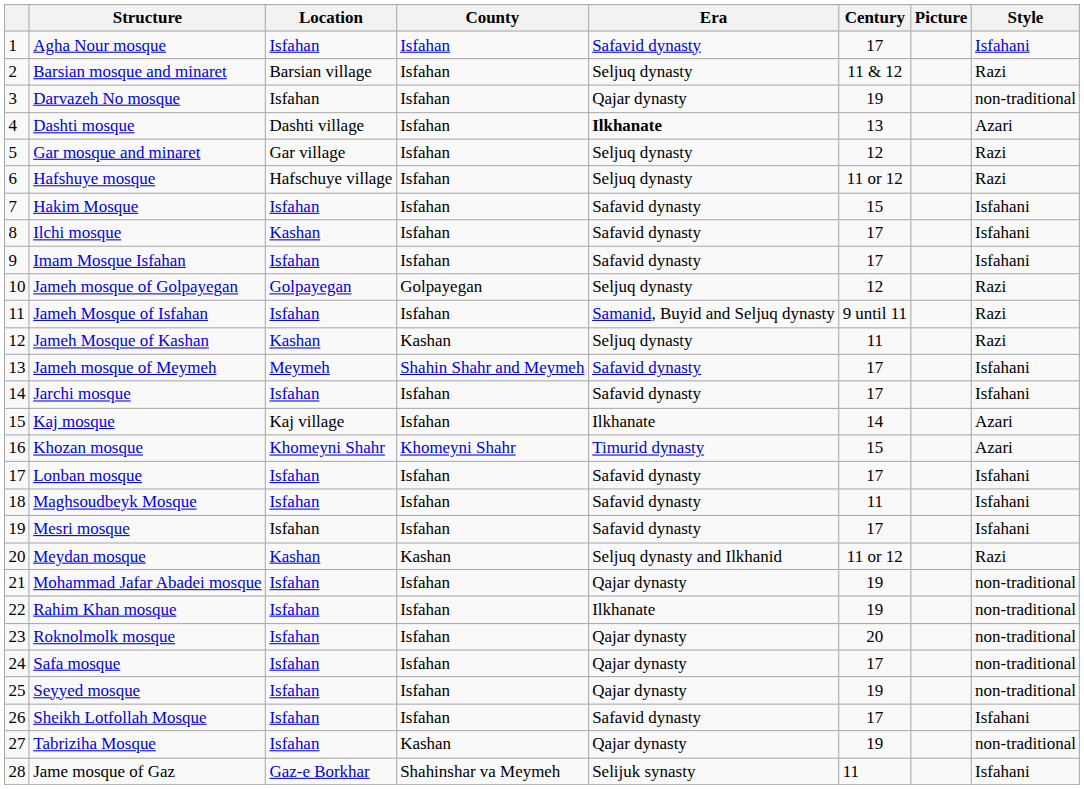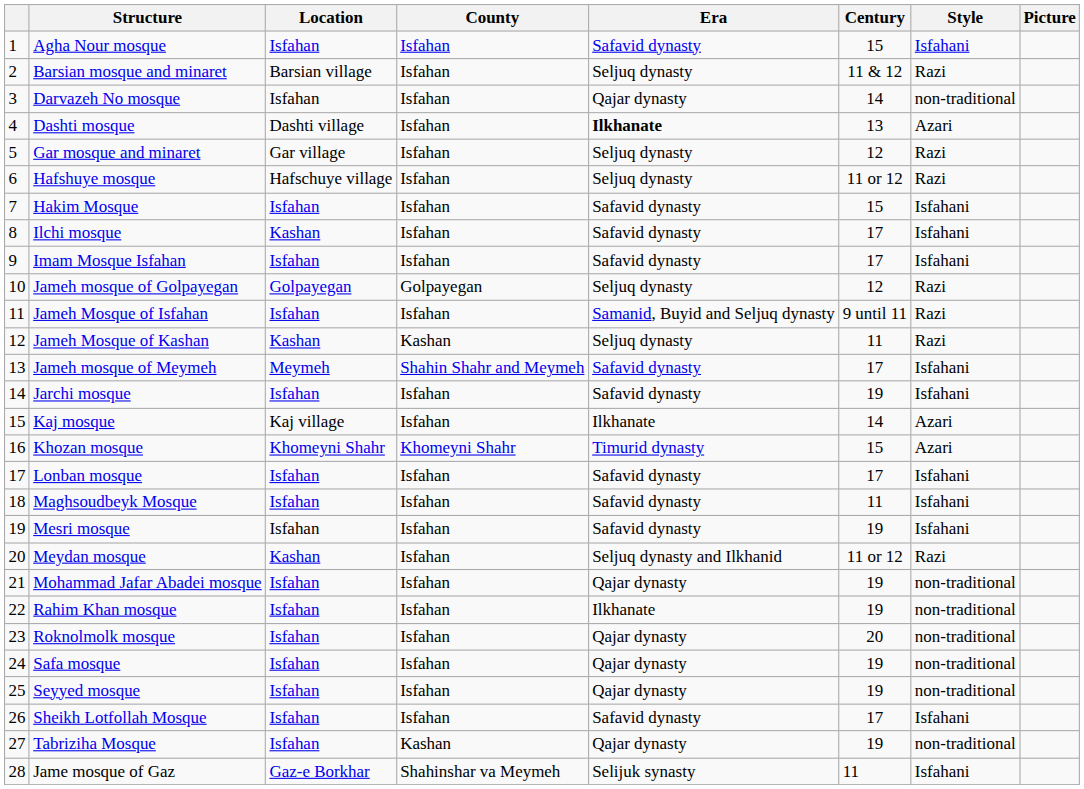columns swapped: (1025, 17) <-> (941, 17)
(875, 44) 17 -> (875, 44) 15
(875, 98) 19 -> (875, 98) 14
(875, 394) 17 -> (875, 394) 19
(875, 529) 17 -> (875, 529) 19
(426, 555) Kashan -> (425, 555) Isfahan
(875, 663) 17 -> (875, 663) 19
